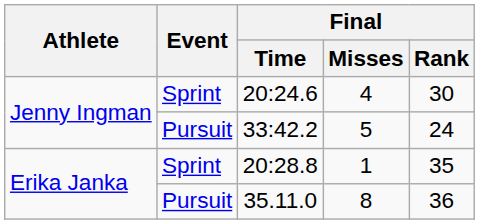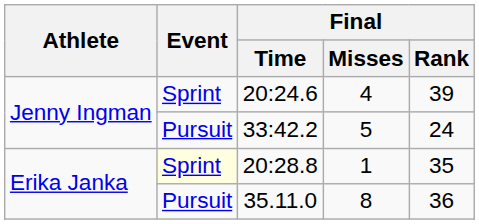(442, 93) 30 -> (442, 93) 39
(191, 165) no background -> (191, 165) lightyellow background
